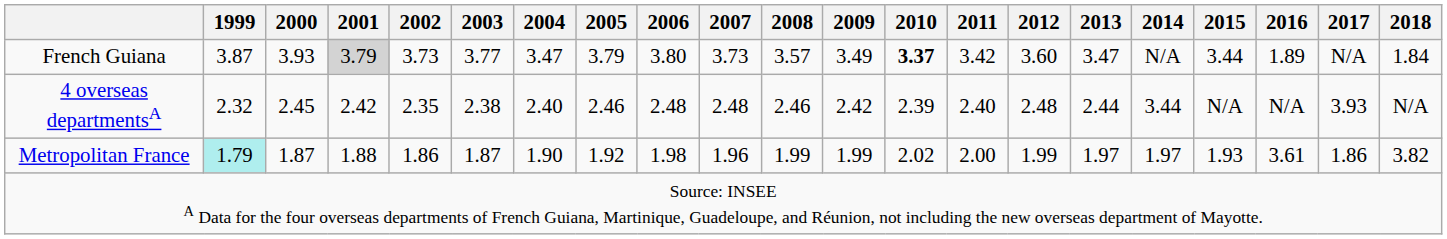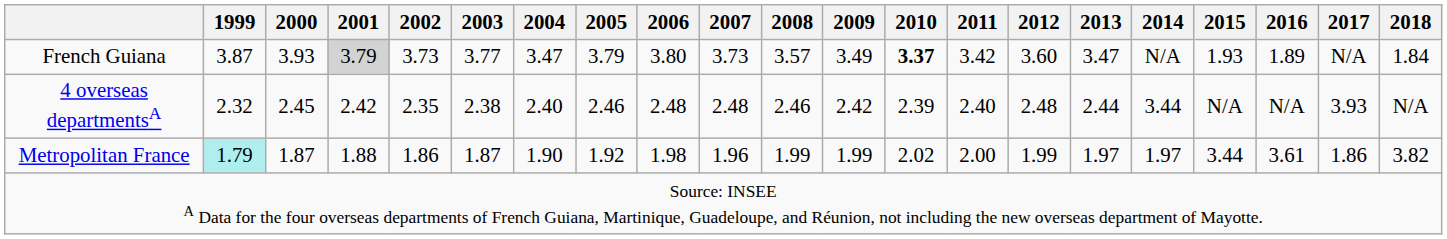(1225, 56) 3.44 -> (1225, 56) 1.93
(1225, 155) 1.93 -> (1225, 155) 3.44
